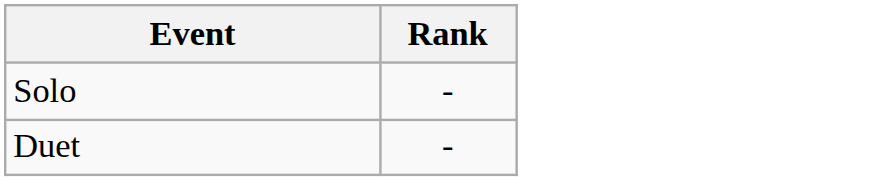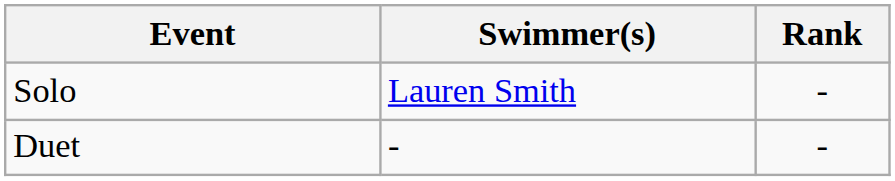+ column: (567, 33)
